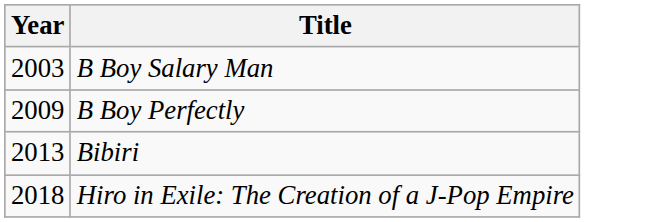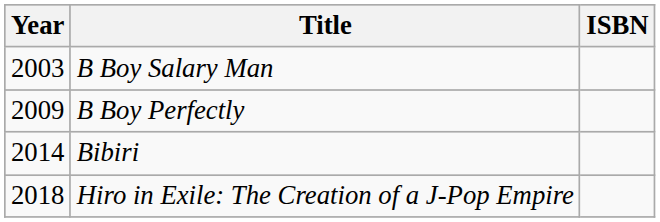+ column: (617, 25)
(38, 152) 2013 -> (38, 152) 2014
